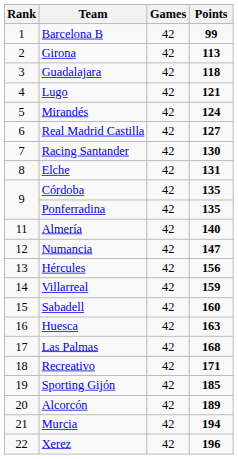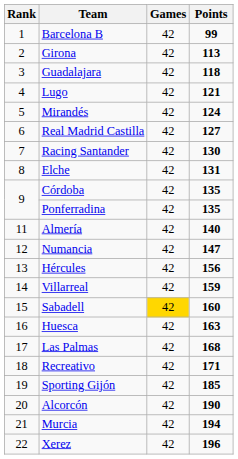(168, 307) no background -> (168, 307) gold background
(211, 405) 189 -> (211, 405) 190
